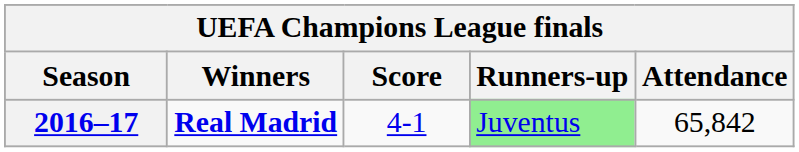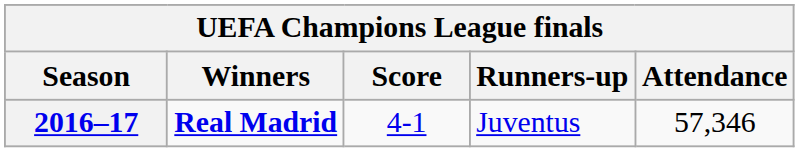(528, 122) lightgreen background -> (528, 122) no background
(715, 122) 65,842 -> (715, 122) 57,346
